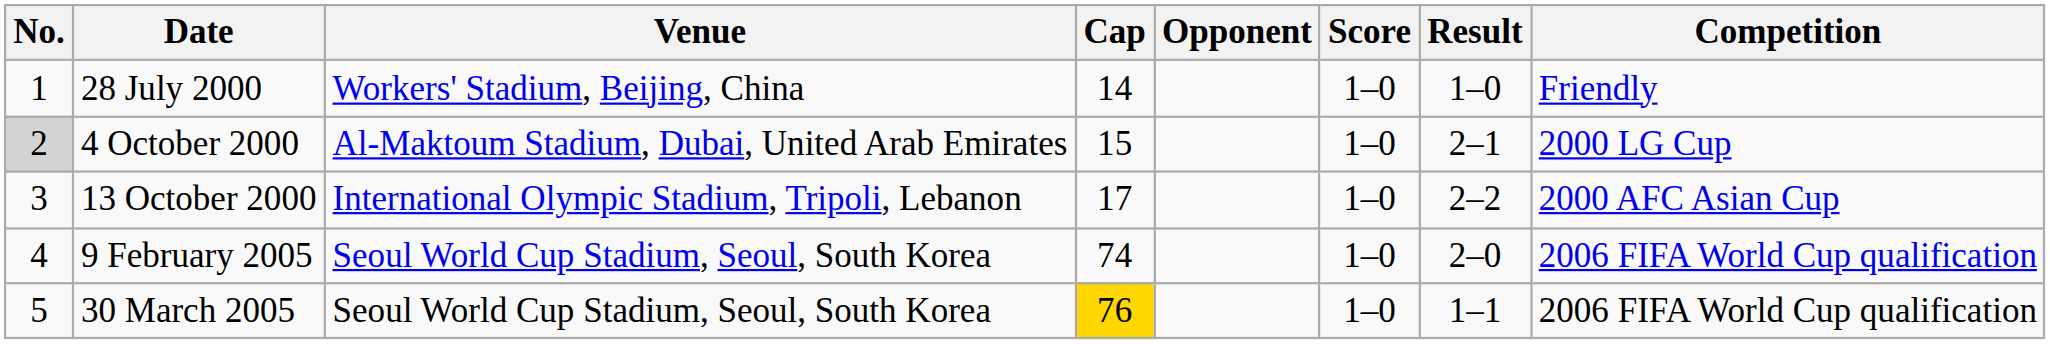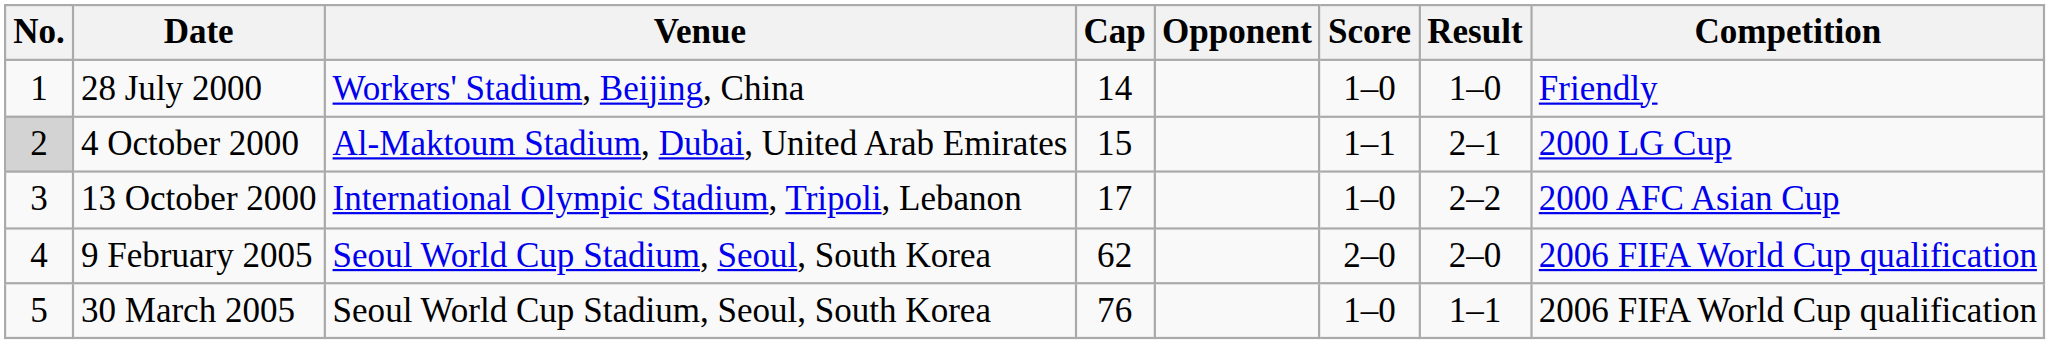(1370, 143) 1–0 -> (1370, 143) 1–1
(1115, 254) 74 -> (1115, 254) 62
(1370, 254) 1–0 -> (1370, 254) 2–0
(1115, 310) gold background -> (1115, 310) no background
